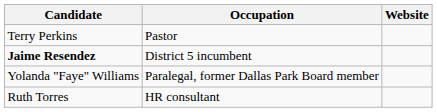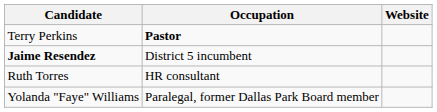(161, 35) normal -> (163, 35) bold
rows swapped: (38, 96) <-> (73, 76)
